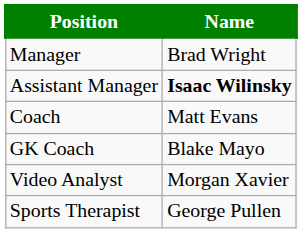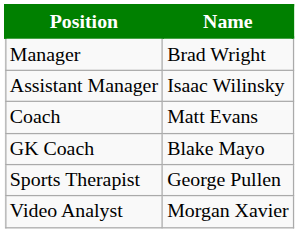(229, 85) bold -> (226, 85) normal
rows swapped: (75, 211) <-> (66, 180)
